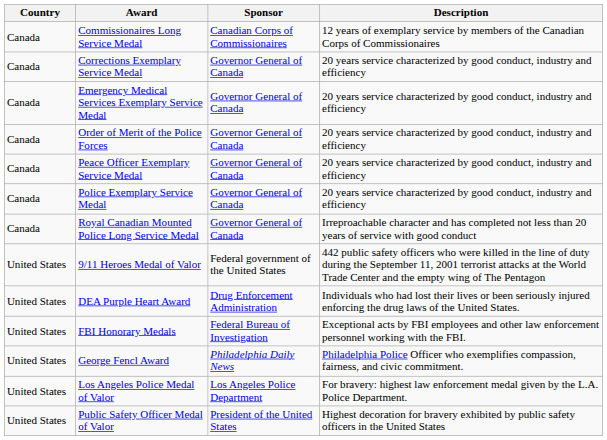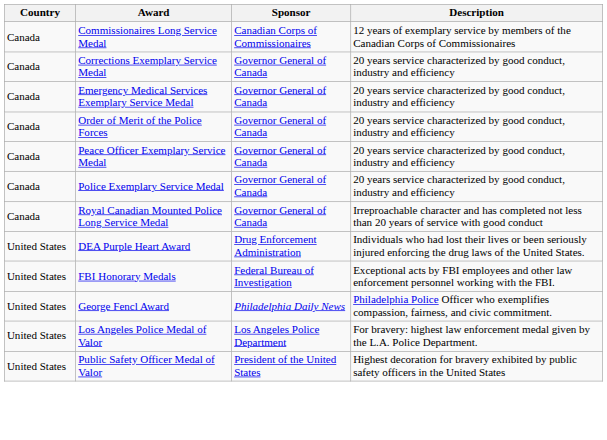- row: (140, 265)
